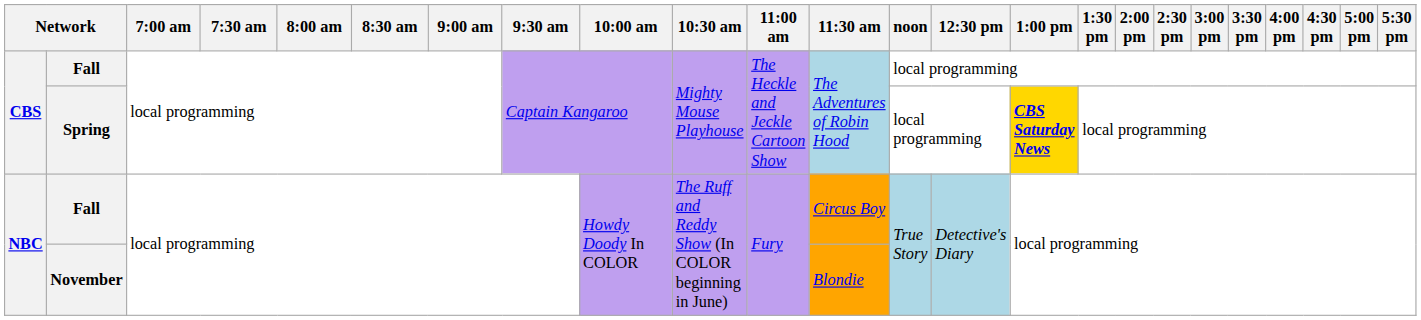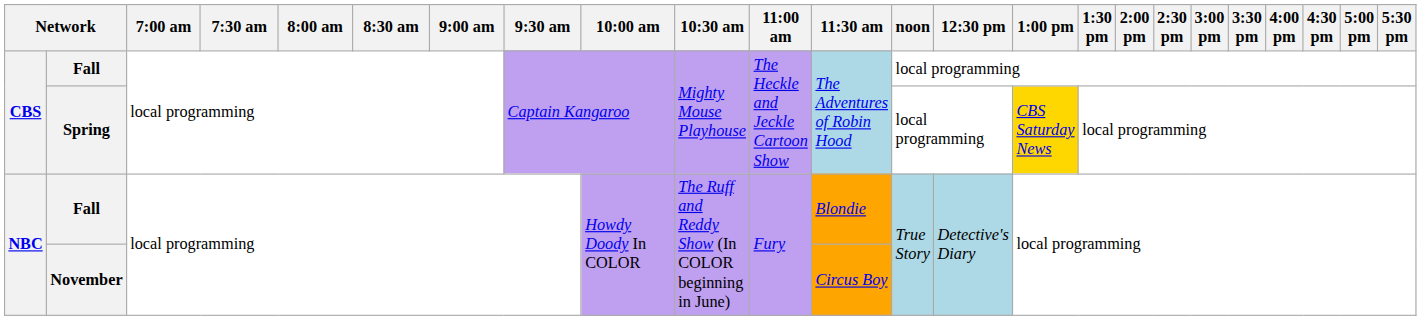(1044, 130) bold -> (1046, 130) normal
(849, 209) Circus Boy -> (841, 209) Blondie
(838, 280) Blondie -> (852, 280) Circus Boy
